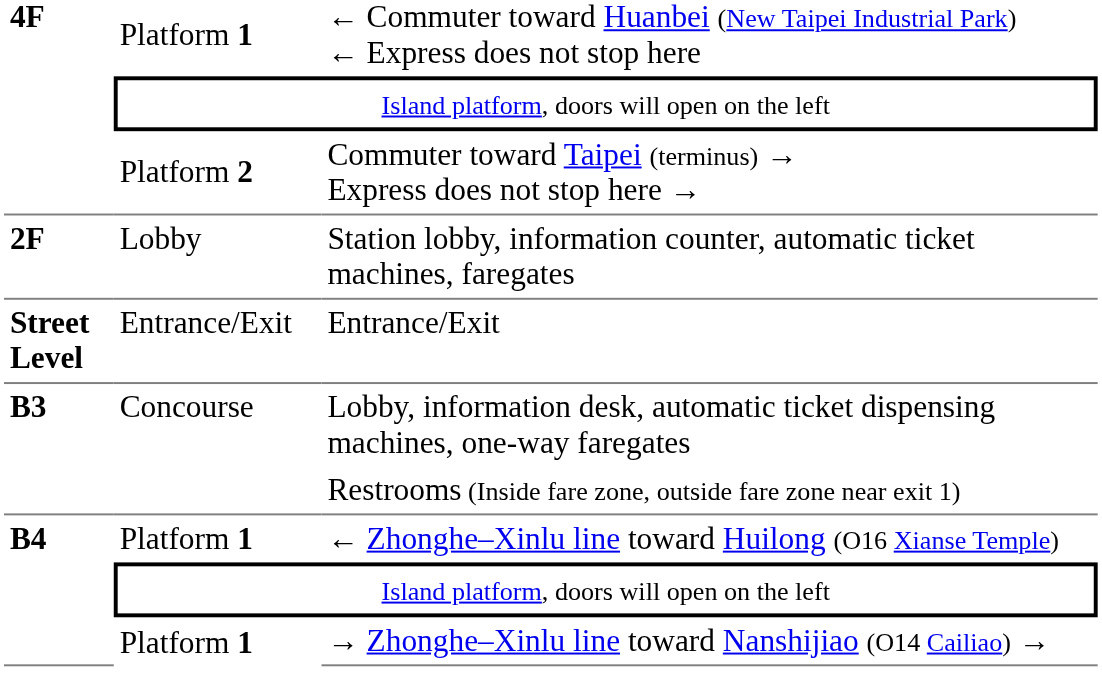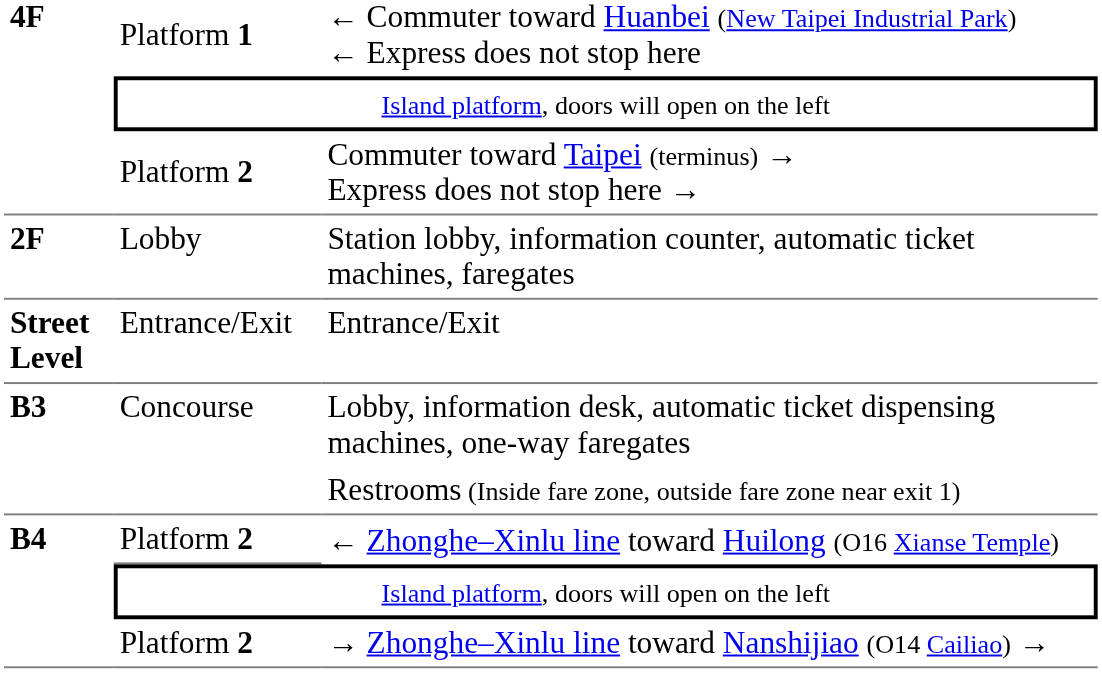(186, 538) Platform 1 -> (186, 538) Platform 2
(186, 641) Platform 1 -> (186, 642) Platform 2
